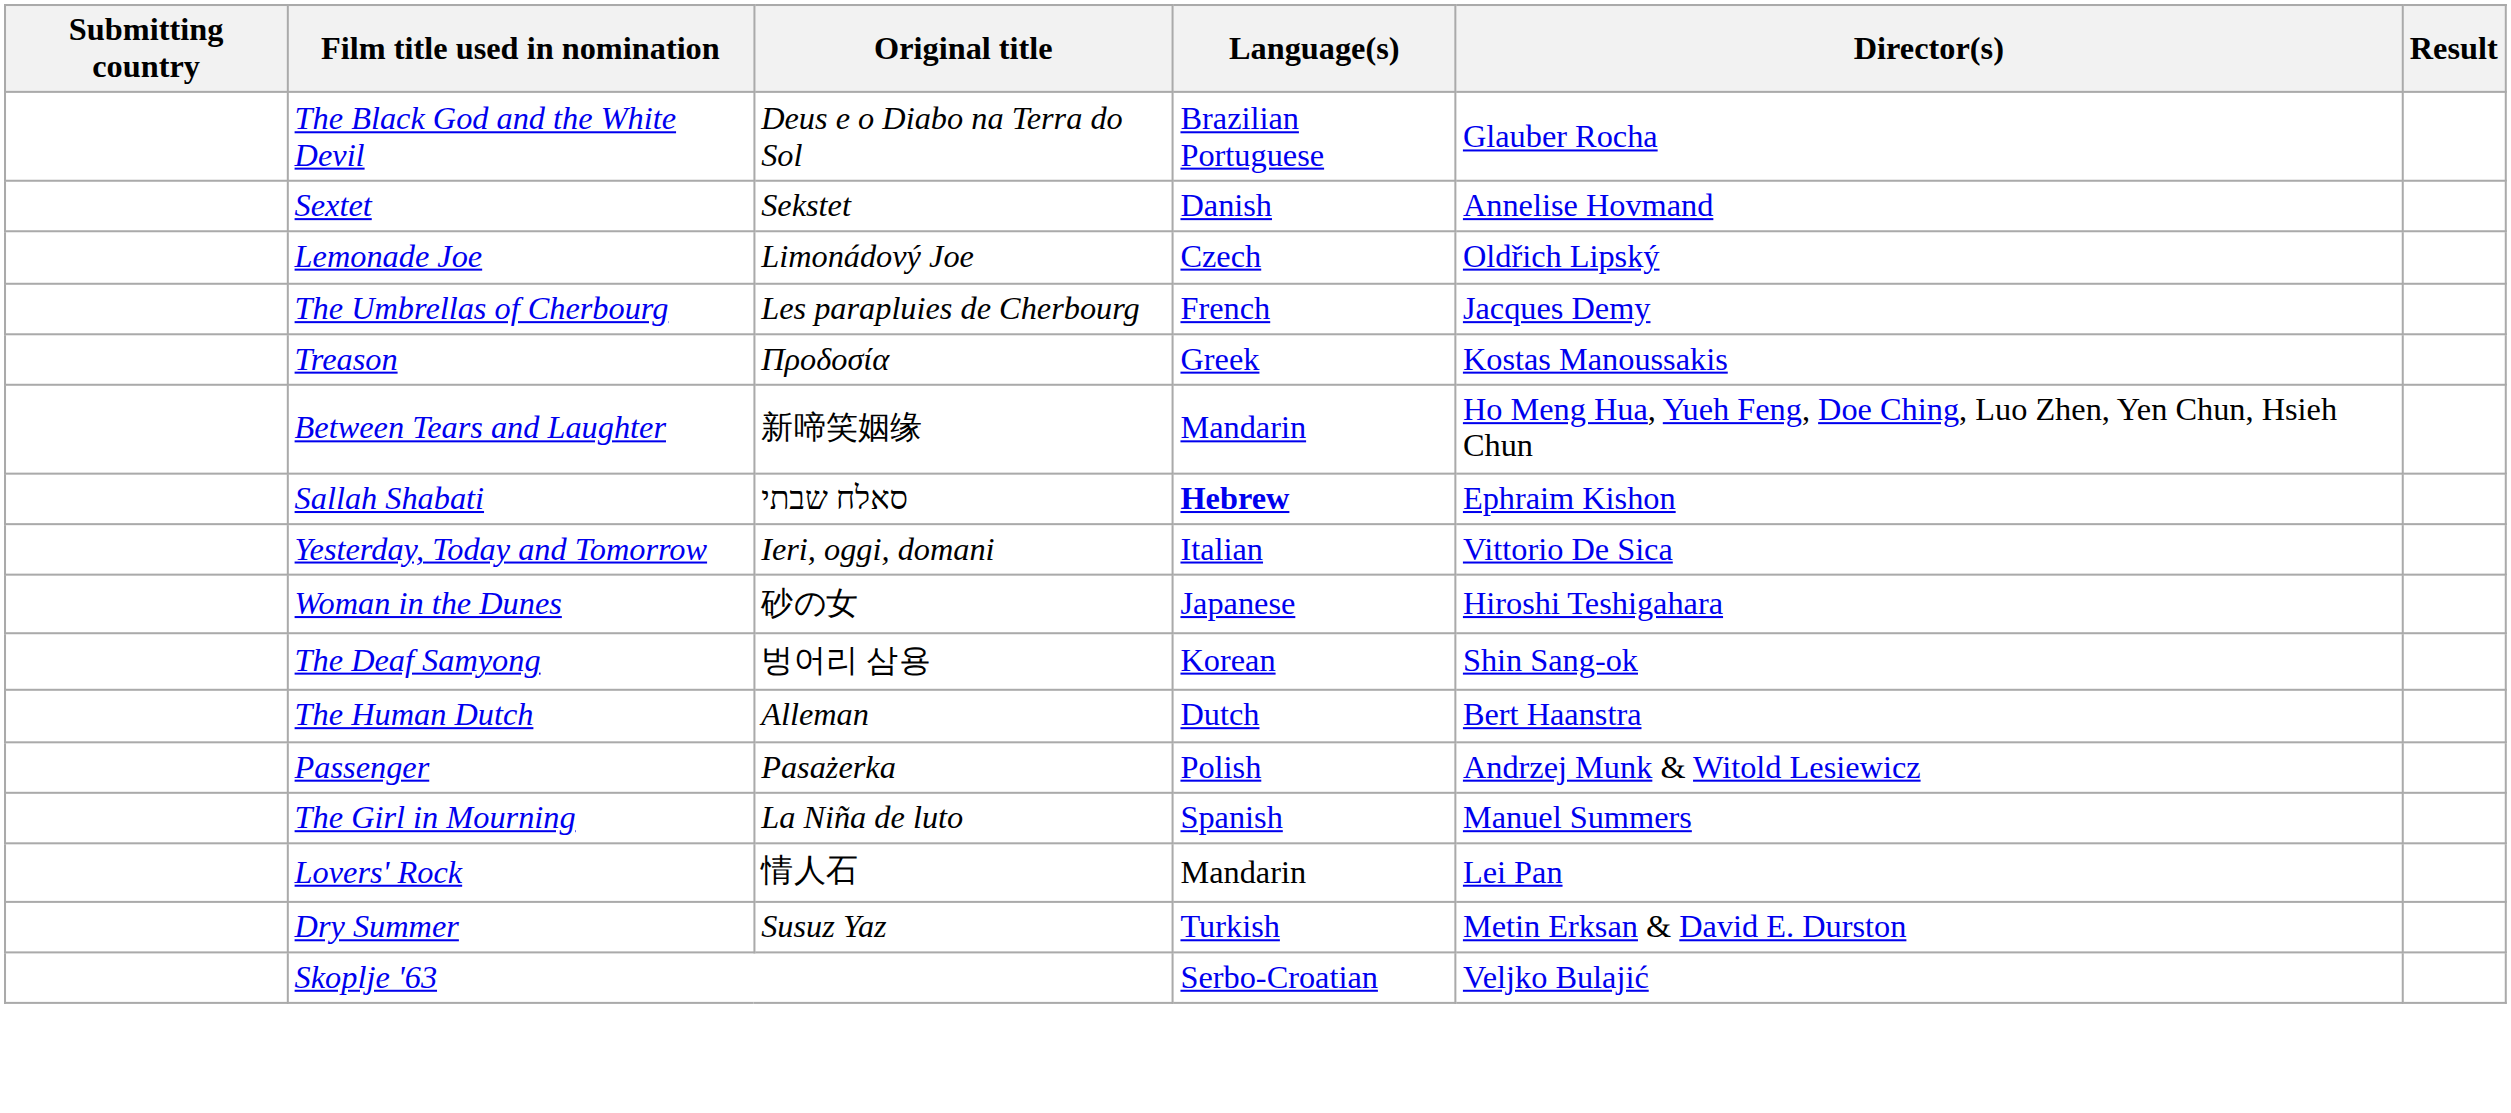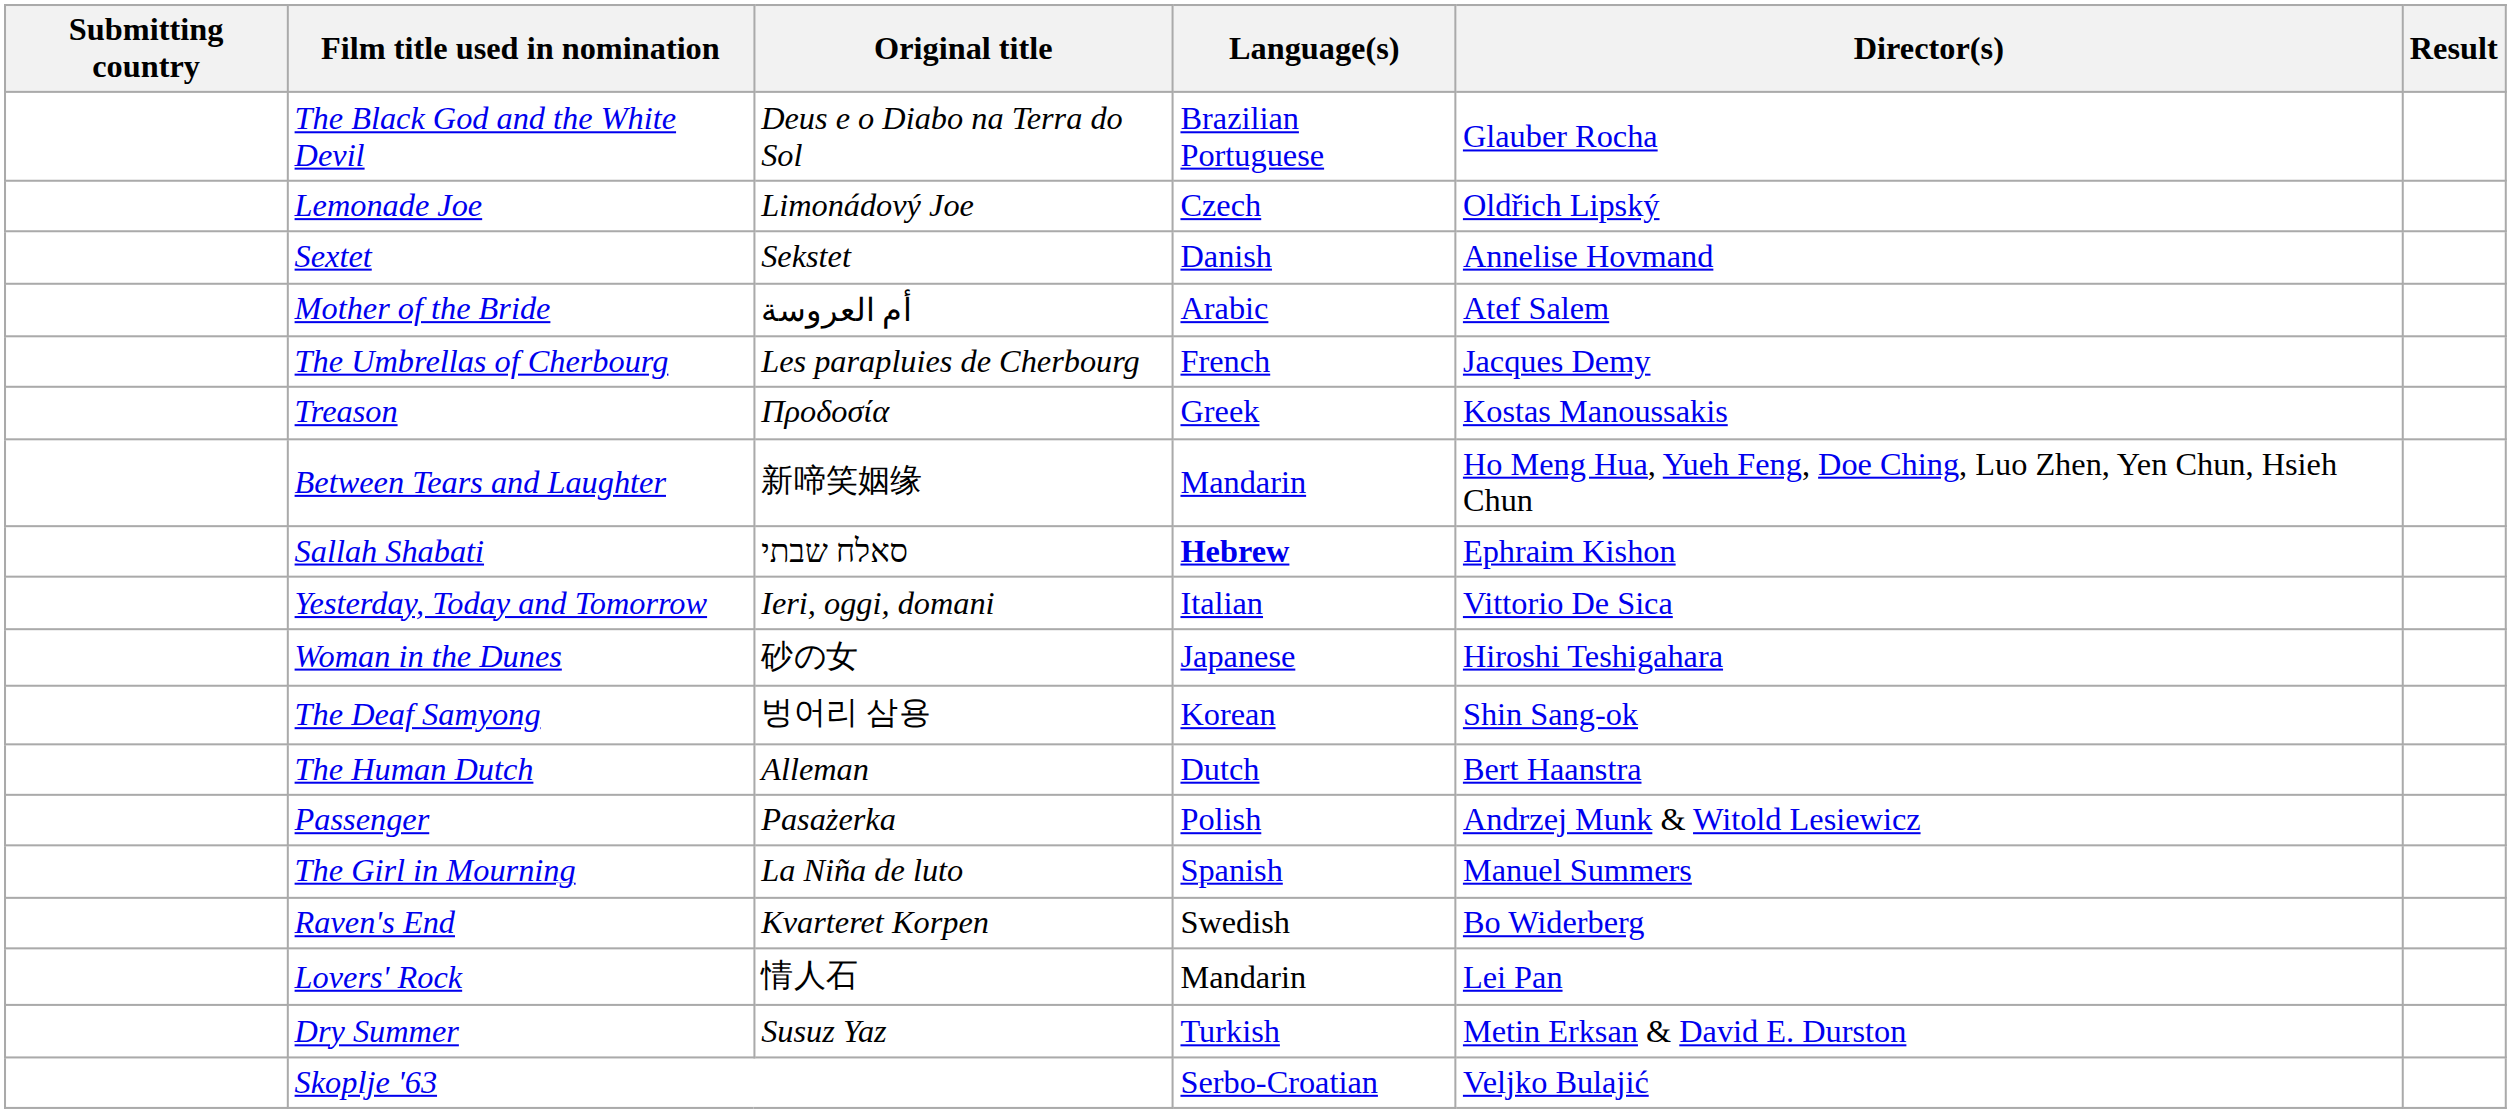rows swapped: (388, 256) <-> (333, 205)
+ row: (423, 308)
+ row: (375, 922)
